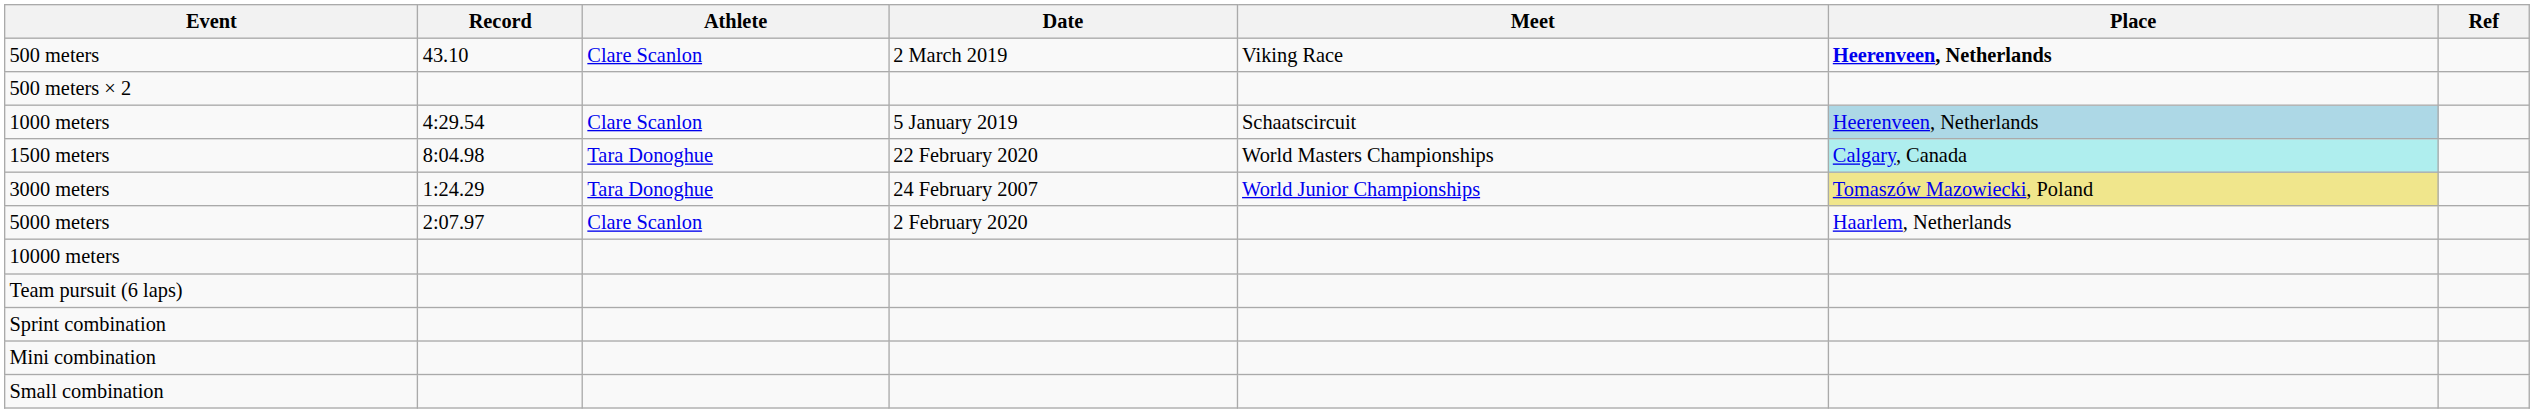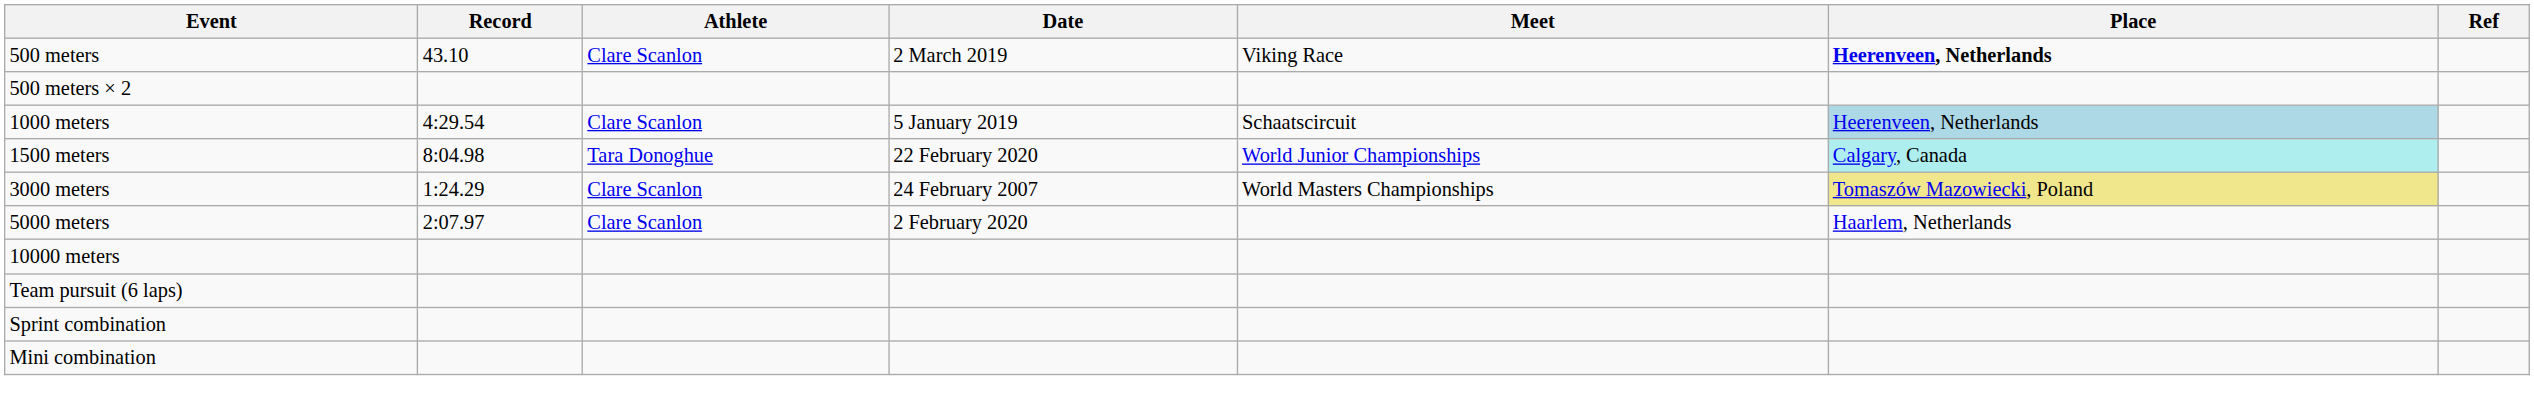(1368, 155) World Masters Championships -> (1361, 155) World Junior Championships
(650, 189) Tara Donoghue -> (645, 189) Clare Scanlon
(1361, 189) World Junior Championships -> (1368, 189) World Masters Championships
- row: (87, 390)
